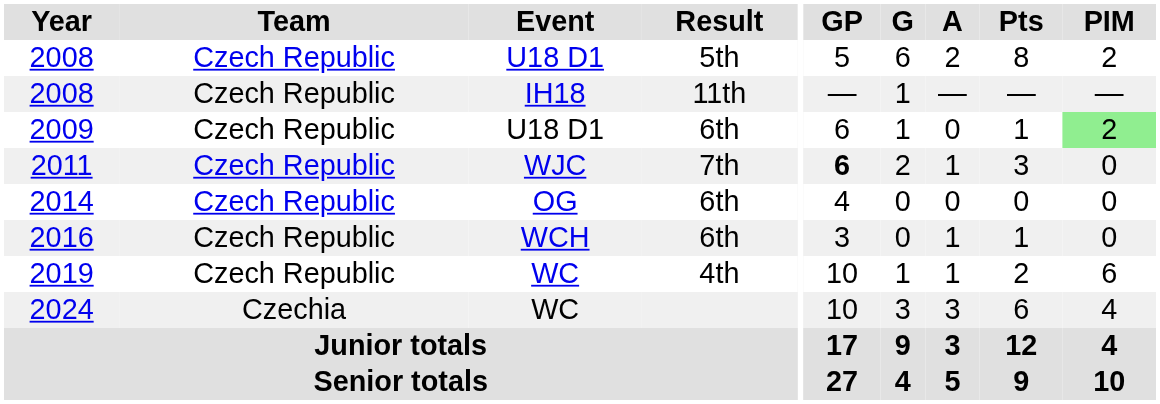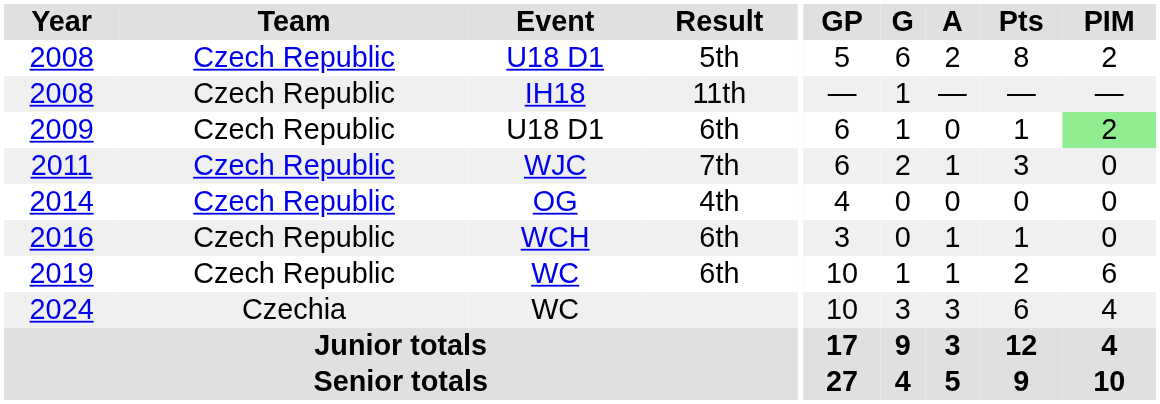(842, 165) bold -> (842, 165) normal
(719, 201) 6th -> (719, 201) 4th
(719, 273) 4th -> (719, 273) 6th
